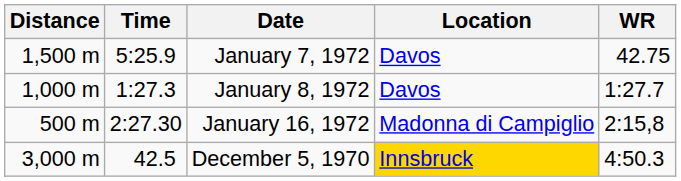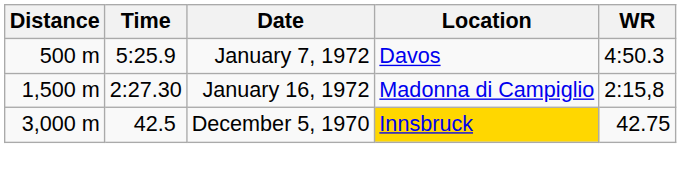(61, 55) 1,500 m -> (70, 55) 500 m
(643, 55) 42.75 -> (637, 55) 4:50.3
- row: (292, 90)
(70, 124) 500 m -> (61, 90) 1,500 m
(637, 158) 4:50.3 -> (643, 124) 42.75
